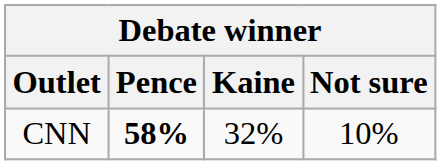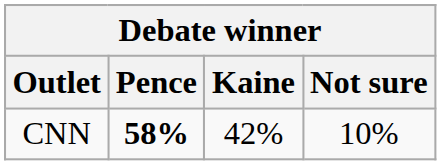(254, 133) 32% -> (254, 133) 42%
